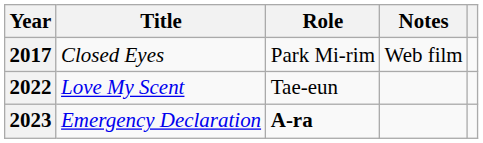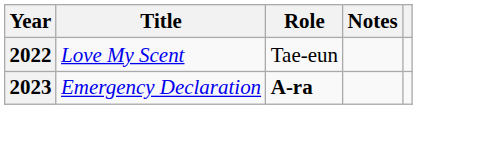- row: (30, 54)
